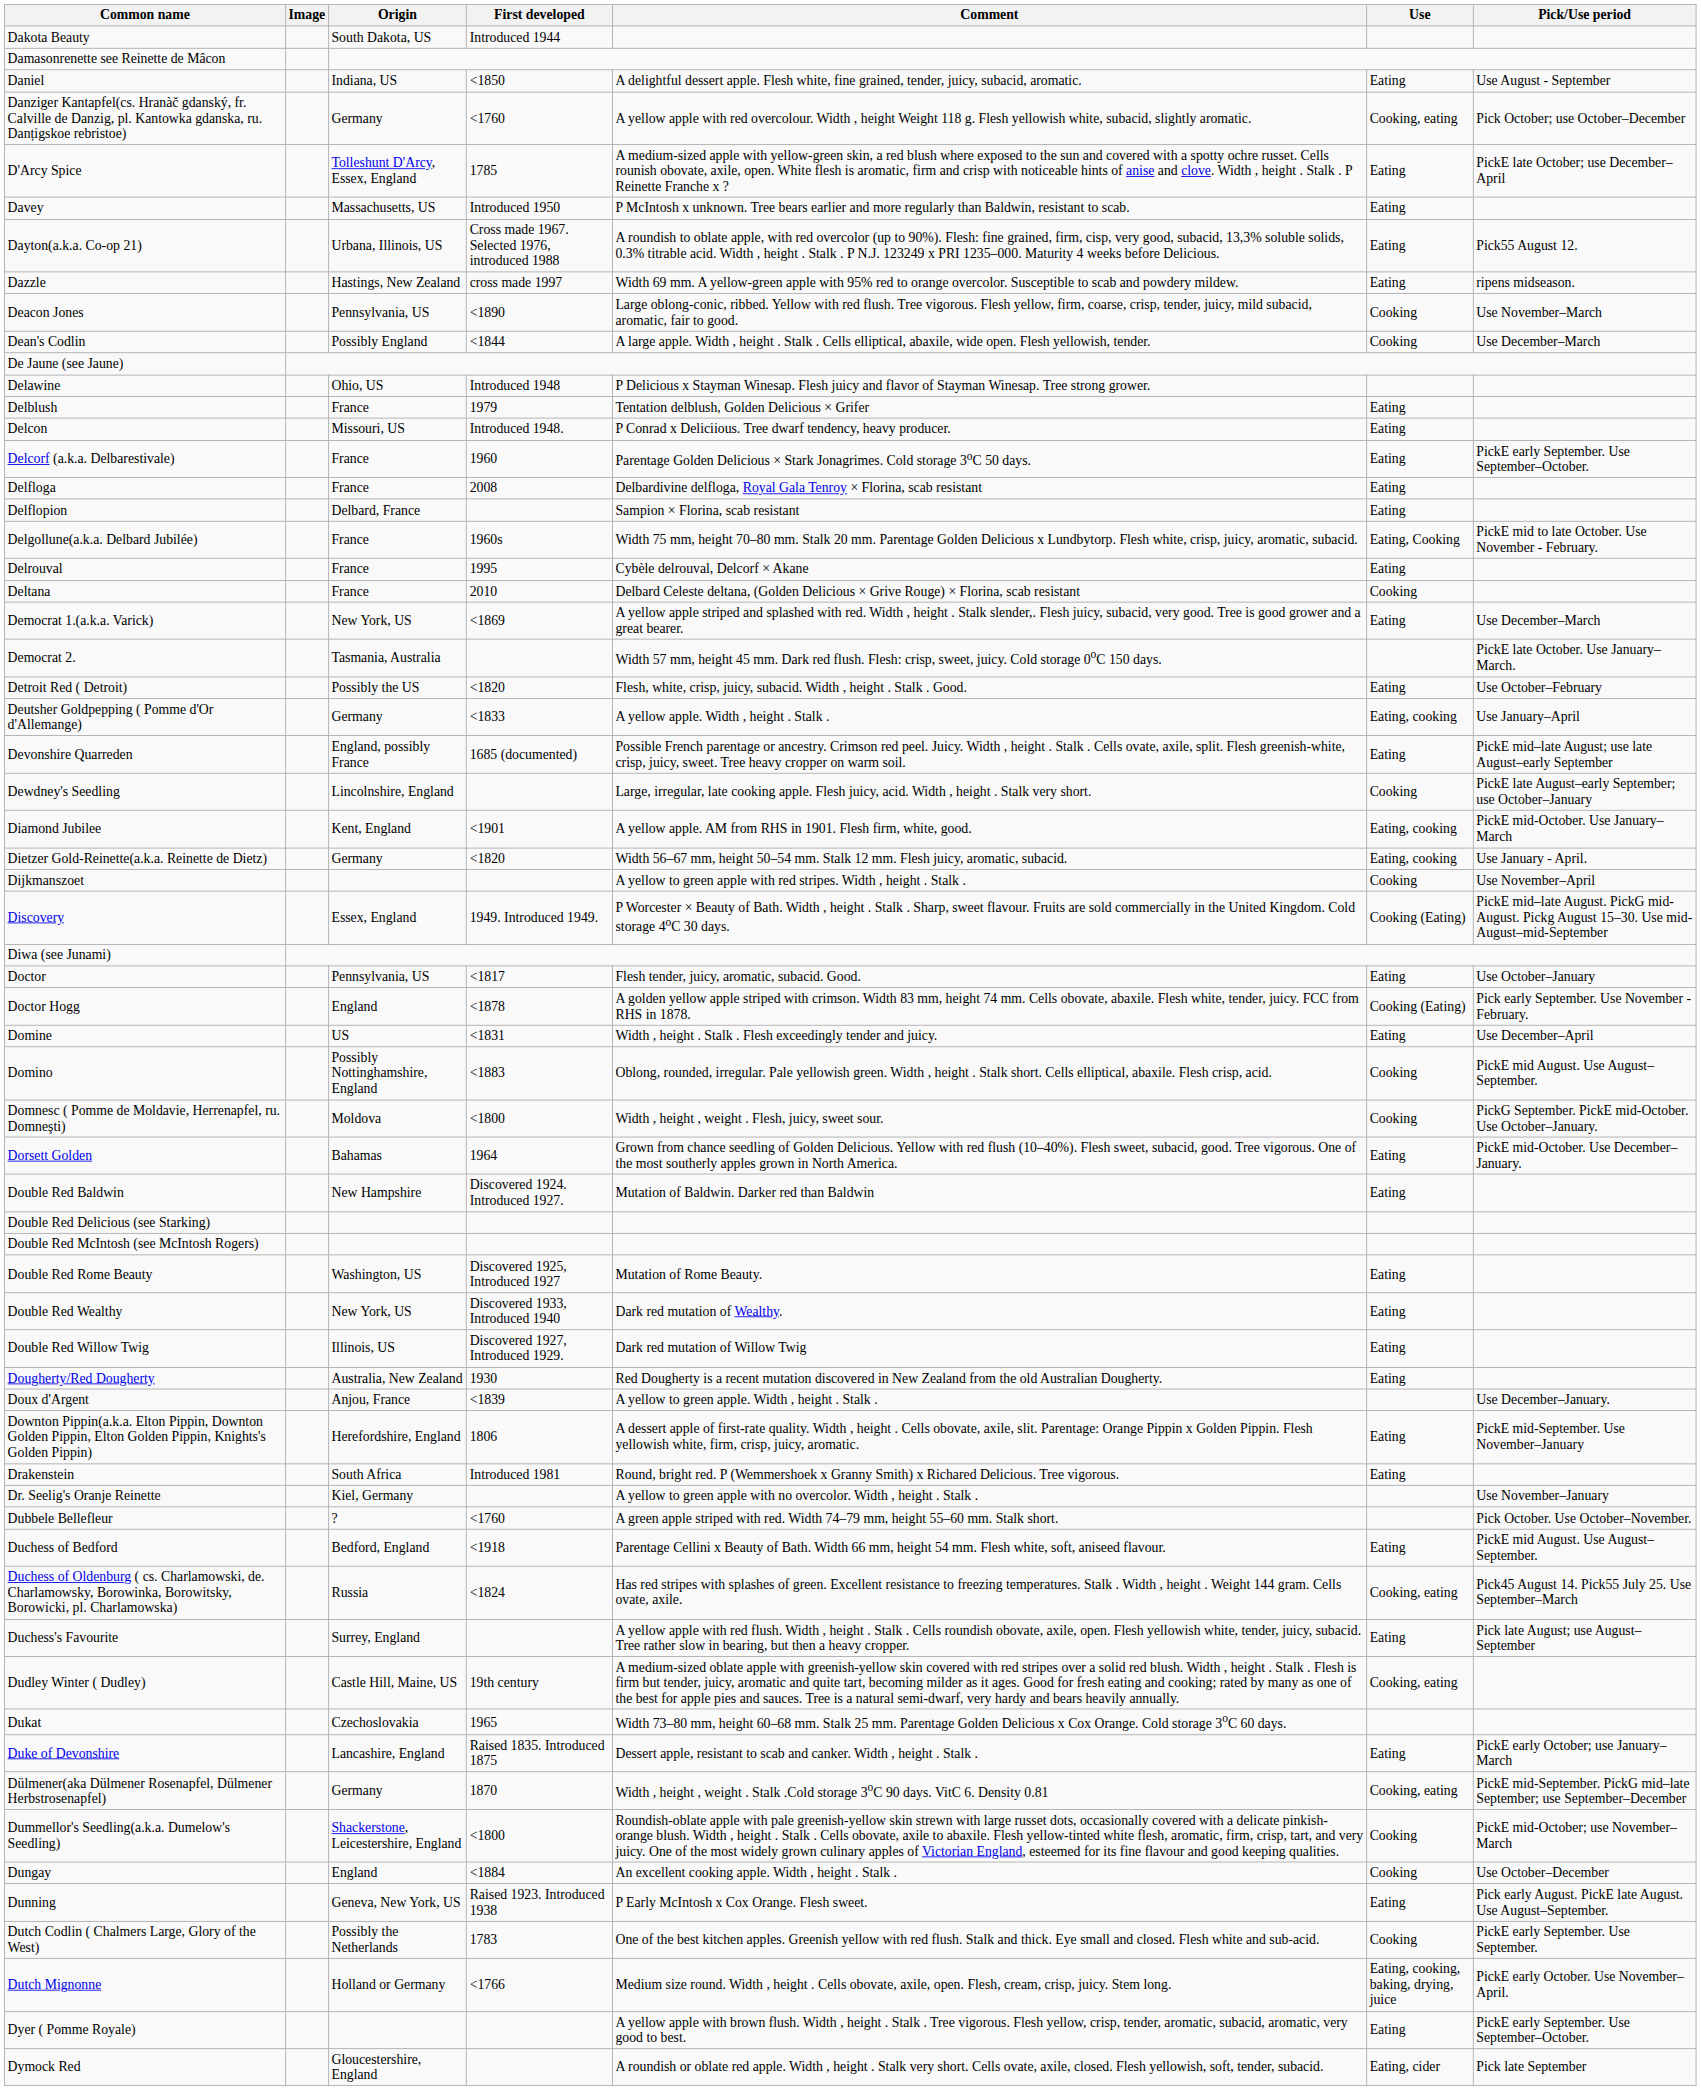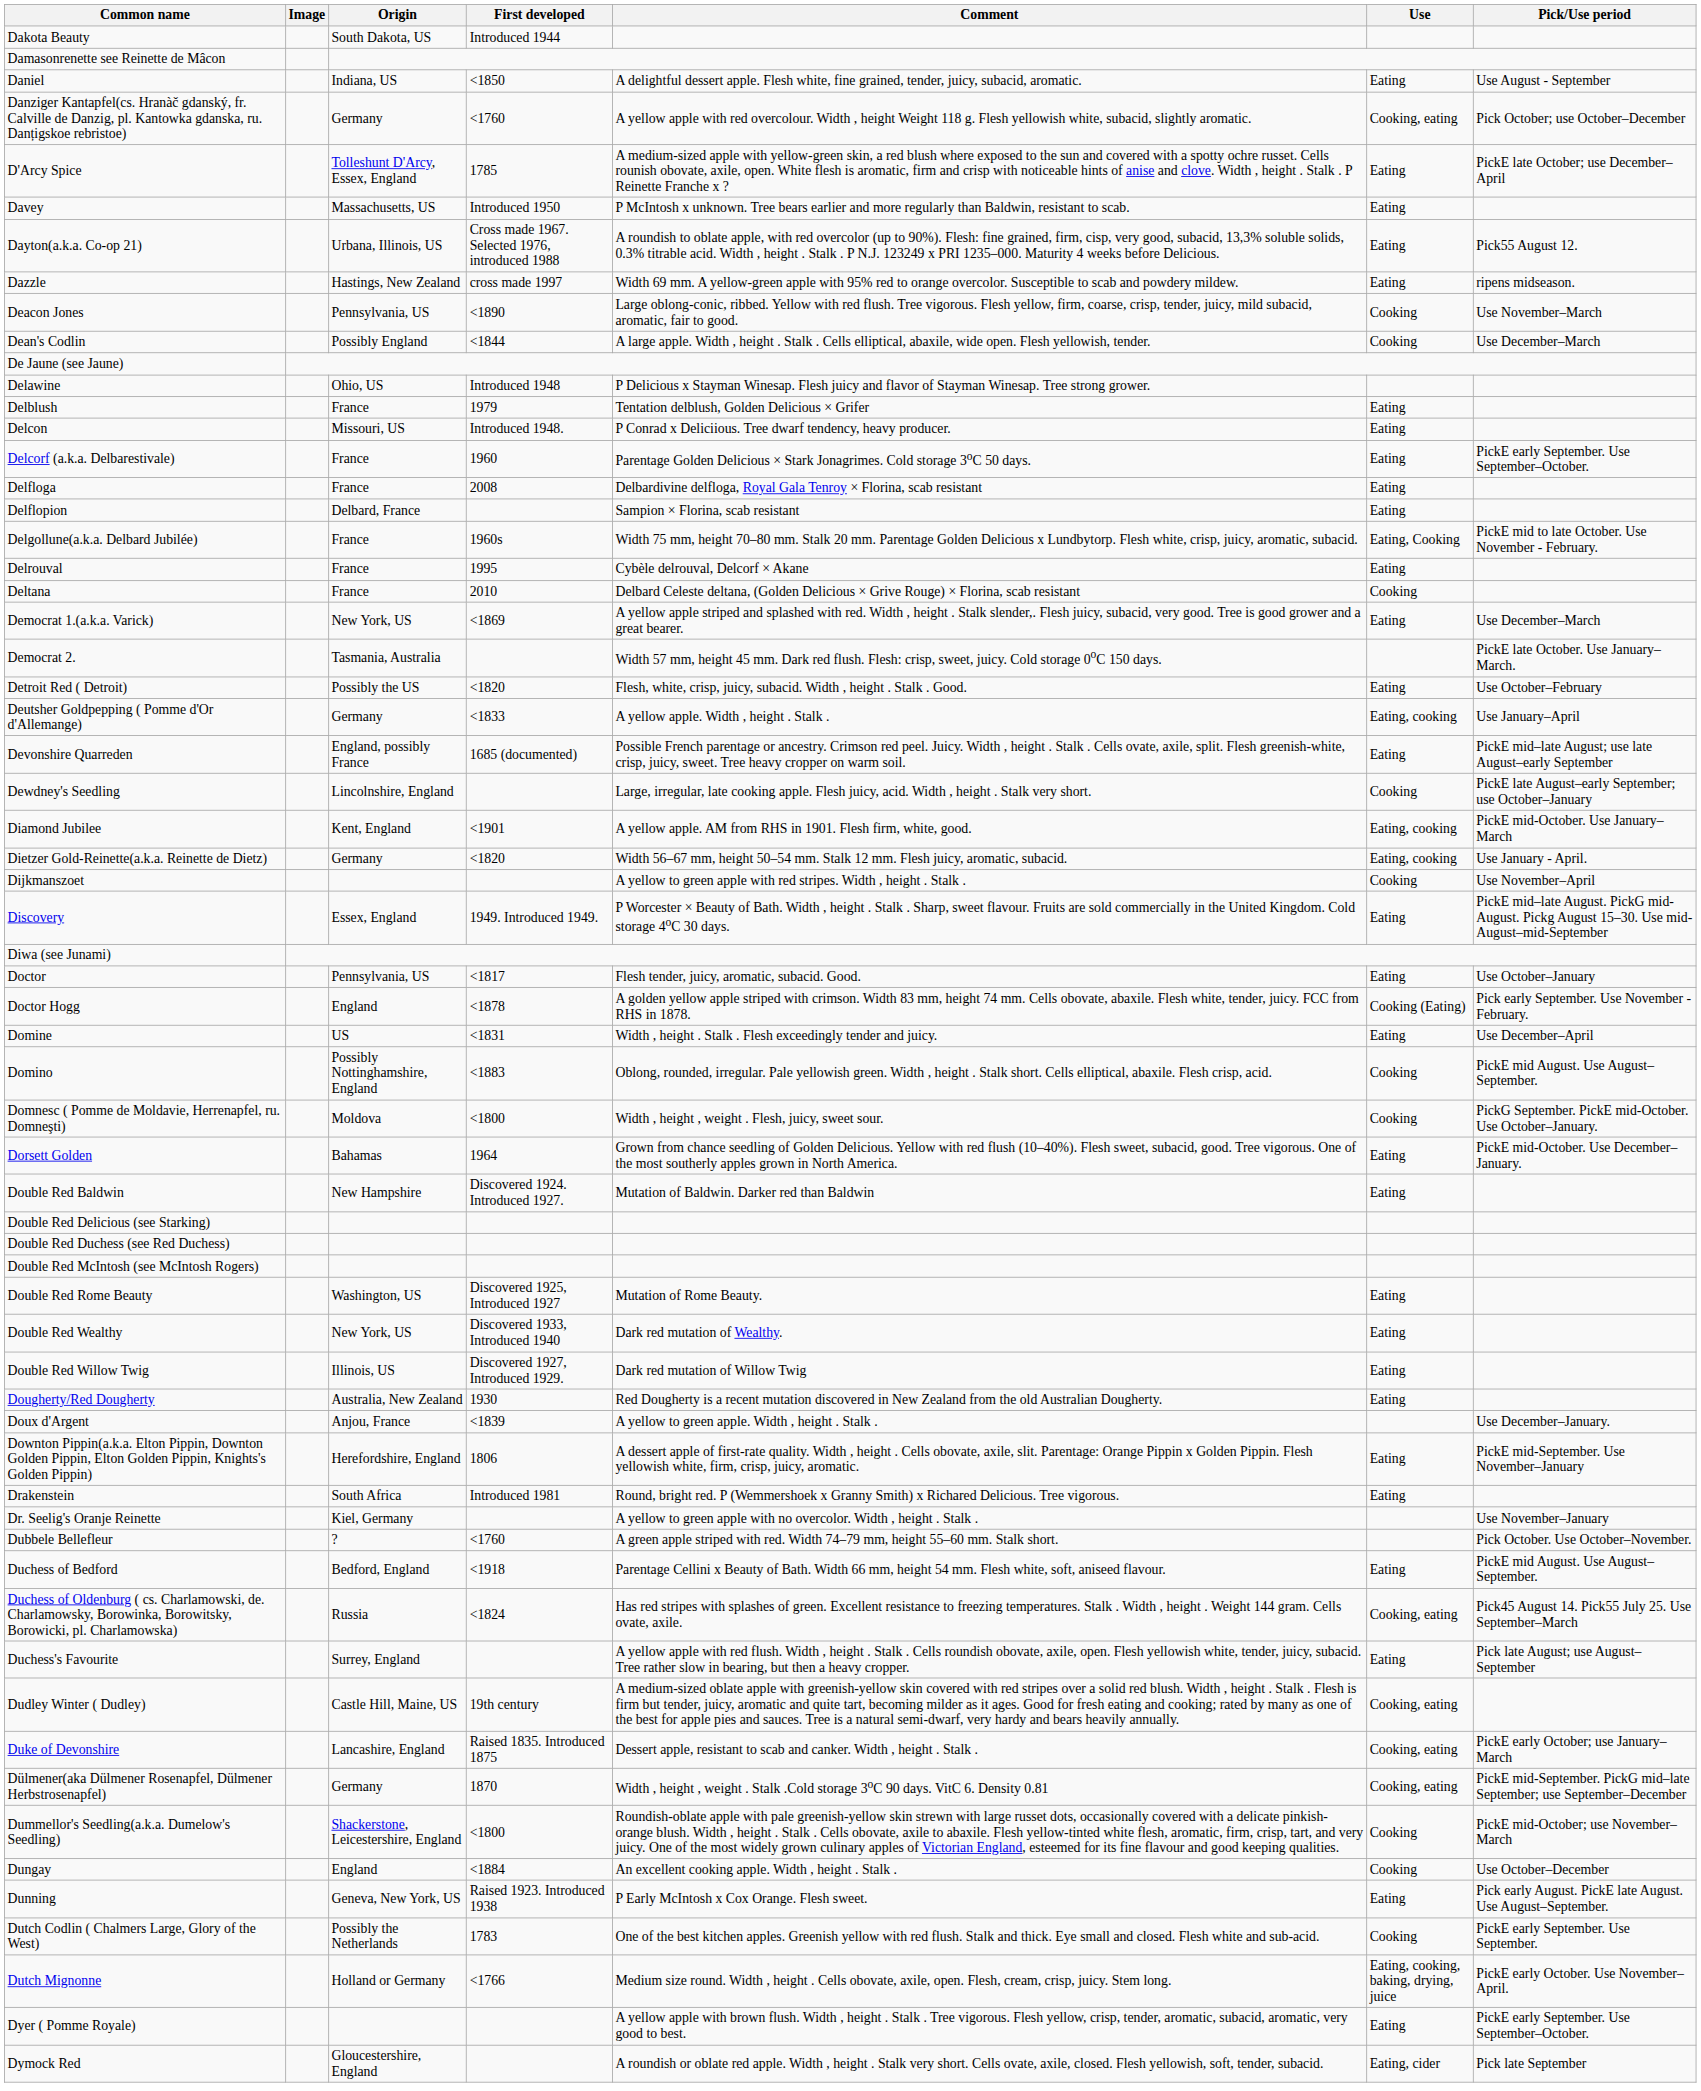(1418, 917) Cooking (Eating) -> (1388, 917) Eating
+ row: (119, 1244)
- row: (24, 1722)
(1388, 1753) Eating -> (1414, 1749) Cooking, eating
